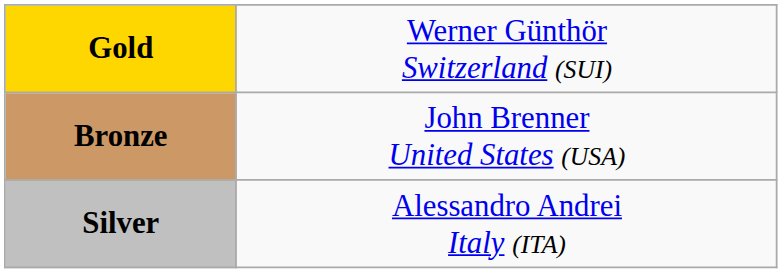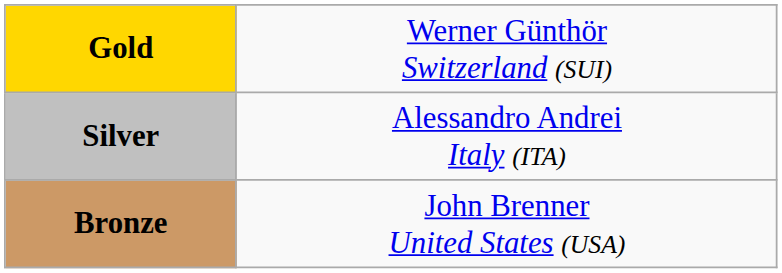rows swapped: (121, 222) <-> (121, 135)
